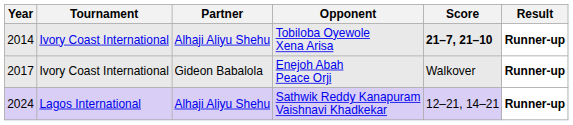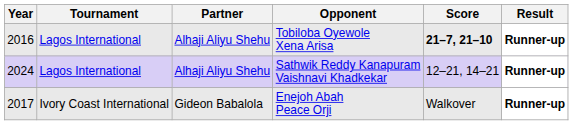(21, 40) 2014 -> (21, 40) 2016
(104, 40) Ivory Coast International -> (90, 40) Lagos International
rows swapped: (310, 72) <-> (348, 104)
